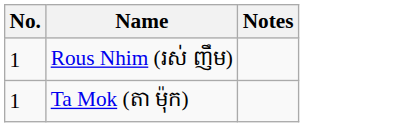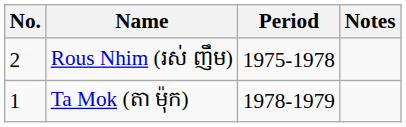+ column: (289, 21)
(15, 59) 1 -> (15, 59) 2
